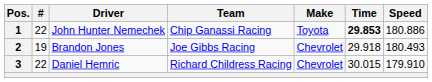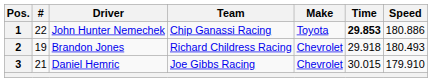(213, 47) Joe Gibbs Racing -> (231, 47) Richard Childress Racing
(41, 64) 22 -> (41, 64) 21
(231, 64) Richard Childress Racing -> (213, 64) Joe Gibbs Racing
